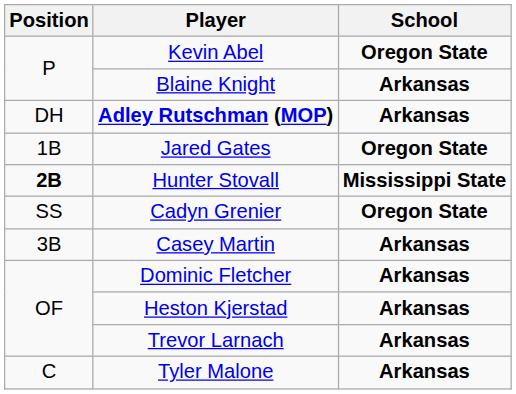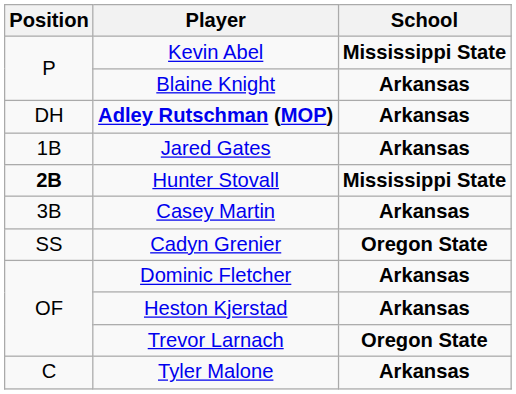(424, 52) Oregon State -> (424, 52) Mississippi State
(424, 148) Oregon State -> (424, 148) Arkansas
rows swapped: (216, 244) <-> (216, 212)
(424, 340) Arkansas -> (424, 340) Oregon State
